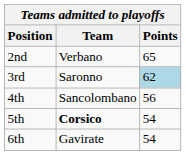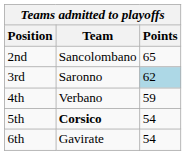(81, 56) Verbano -> (98, 56) Sancolombano
(98, 98) Sancolombano -> (81, 98) Verbano
(149, 98) 56 -> (149, 98) 59
